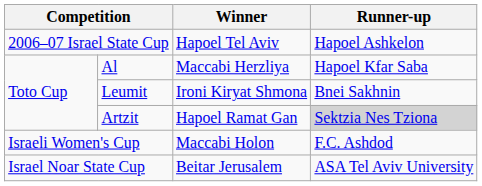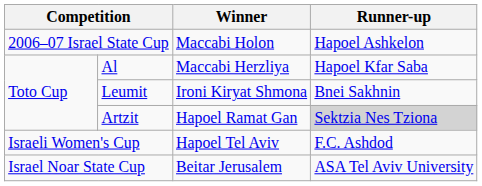(228, 42) Hapoel Tel Aviv -> (225, 42) Maccabi Holon
(225, 142) Maccabi Holon -> (228, 142) Hapoel Tel Aviv
